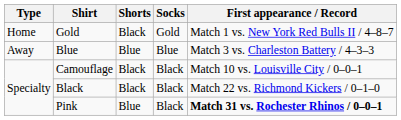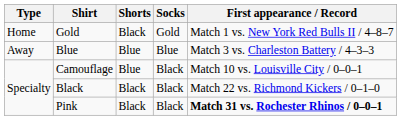(132, 69) Black -> (129, 69) Blue
(129, 106) Blue -> (132, 106) Black
